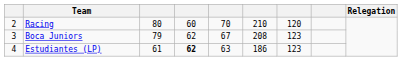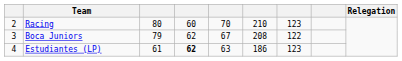(294, 24) 120 -> (294, 24) 123
(294, 37) 123 -> (294, 37) 122
